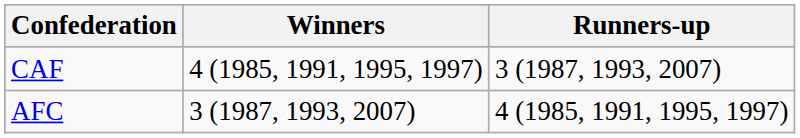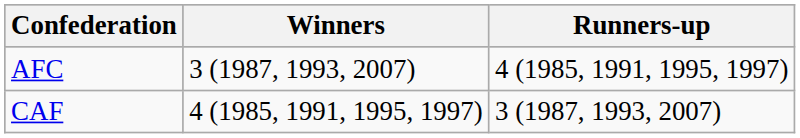rows swapped: (37, 68) <-> (37, 111)
